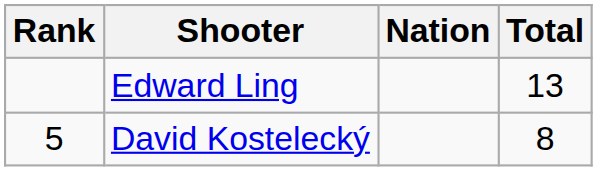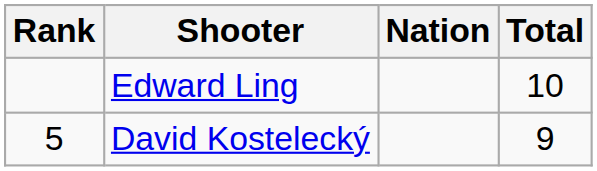(545, 84) 13 -> (545, 84) 10
(545, 138) 8 -> (545, 138) 9
